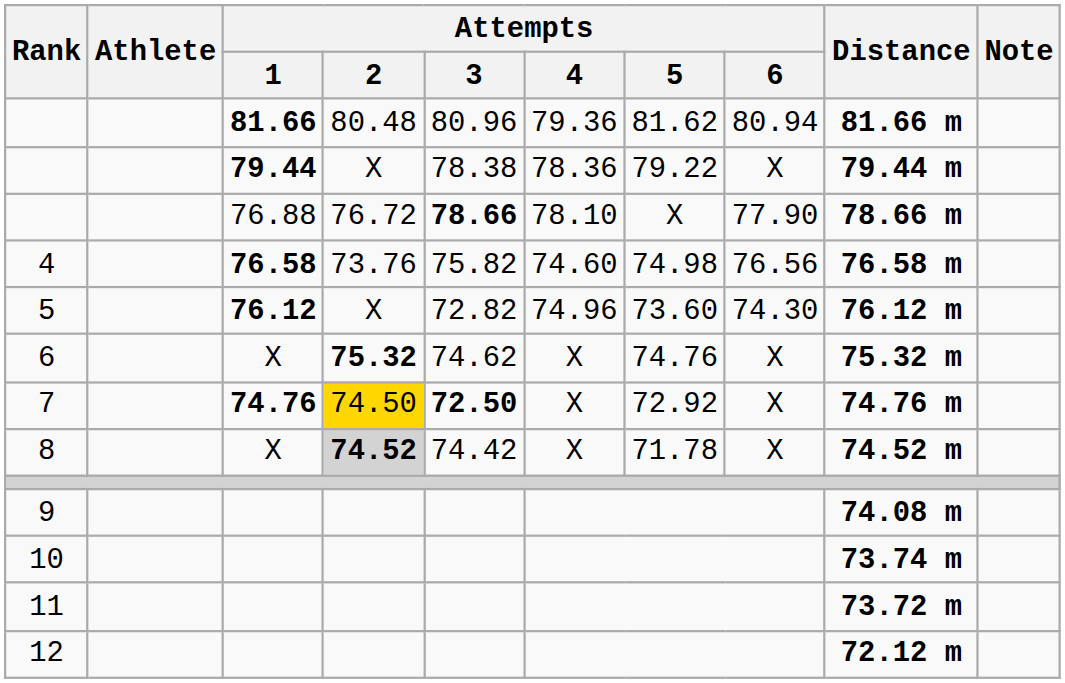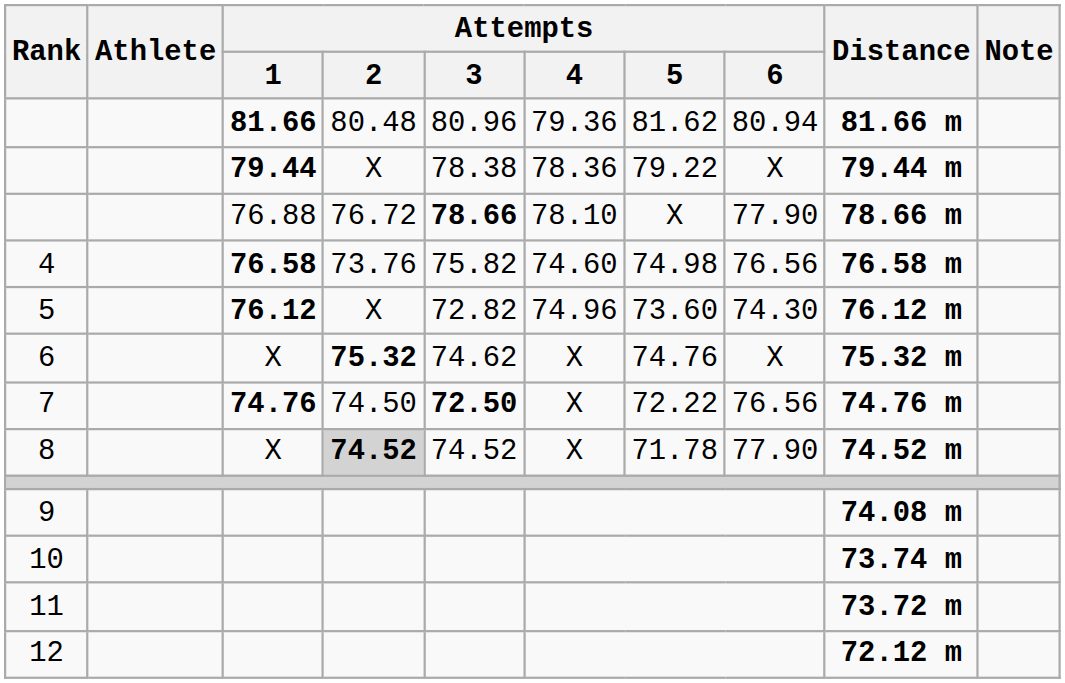(374, 405) gold background -> (374, 405) no background
(675, 405) 72.92 -> (675, 405) 72.22
(775, 405) X -> (775, 405) 76.56
(474, 452) 74.42 -> (474, 452) 74.52
(775, 452) X -> (775, 452) 77.90
